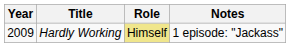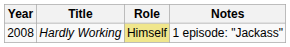(20, 33) 2009 -> (20, 33) 2008
